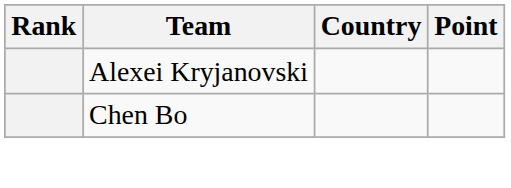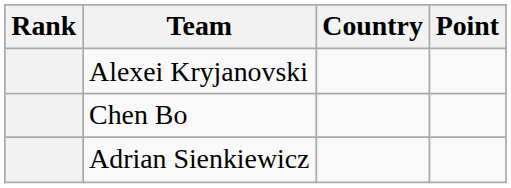+ row: (199, 159)
